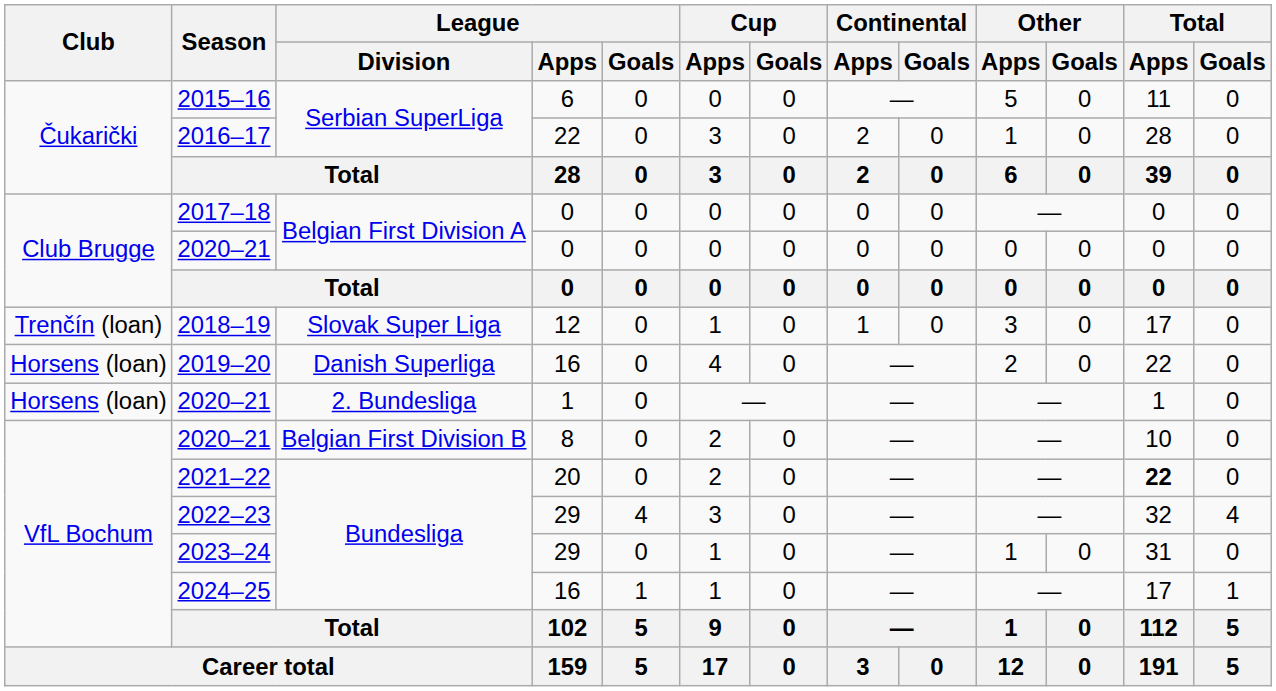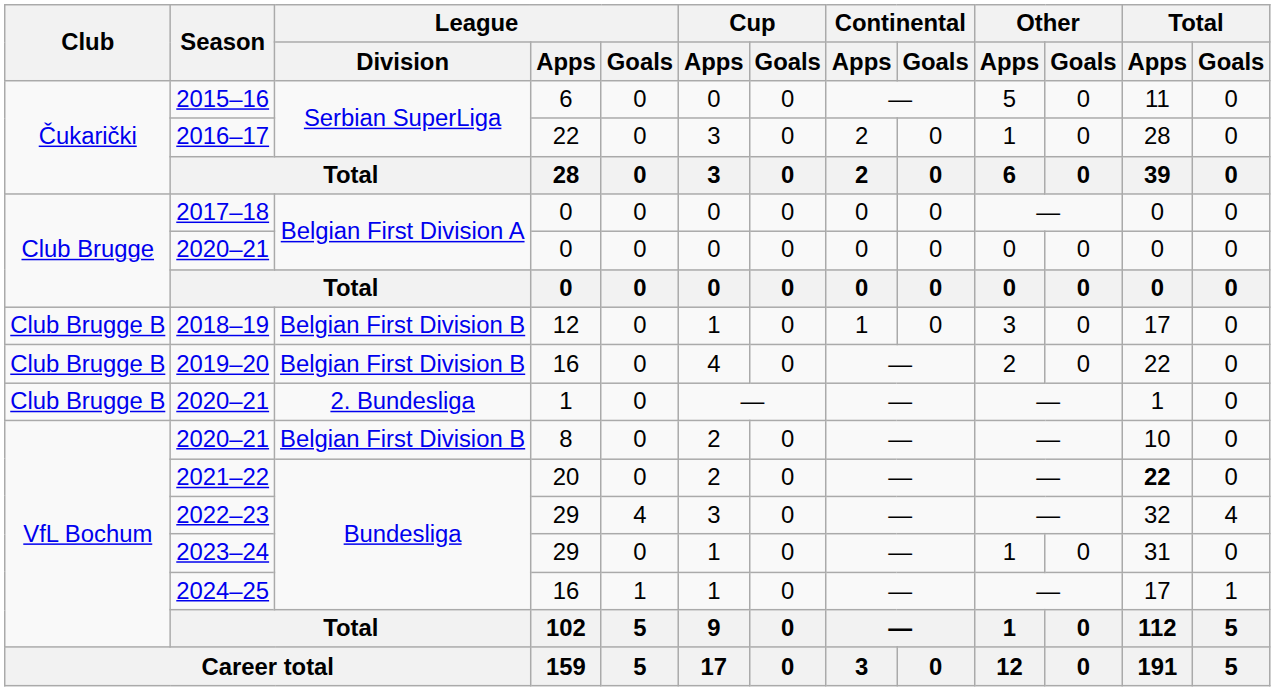(88, 325) Trenčín (loan) -> (88, 325) Club Brugge B
(404, 325) Slovak Super Liga -> (403, 325) Belgian First Division B
(88, 363) Horsens (loan) -> (88, 363) Club Brugge B
(404, 363) Danish Superliga -> (403, 363) Belgian First Division B
(88, 401) Horsens (loan) -> (88, 401) Club Brugge B
